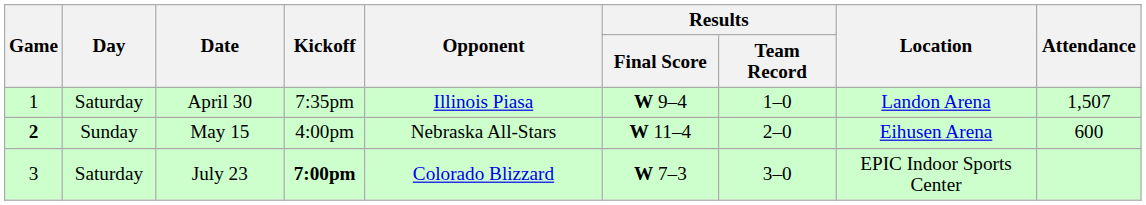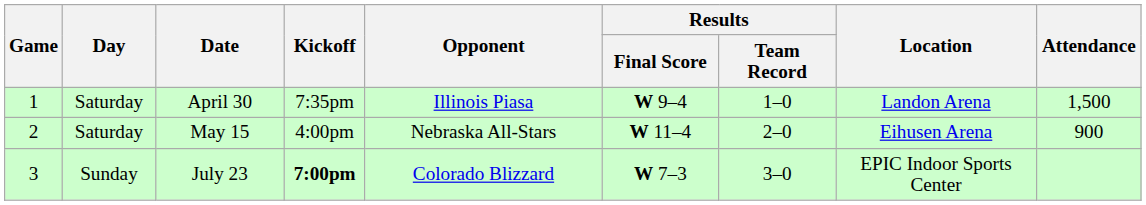(1089, 102) 1,507 -> (1089, 102) 1,500
(34, 132) bold -> (34, 132) normal
(109, 132) Sunday -> (109, 132) Saturday
(1089, 132) 600 -> (1089, 132) 900
(109, 173) Saturday -> (109, 173) Sunday
